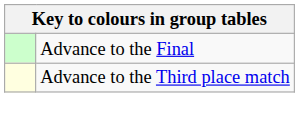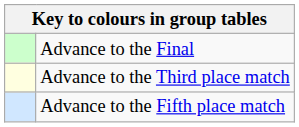+ row: (163, 106)
